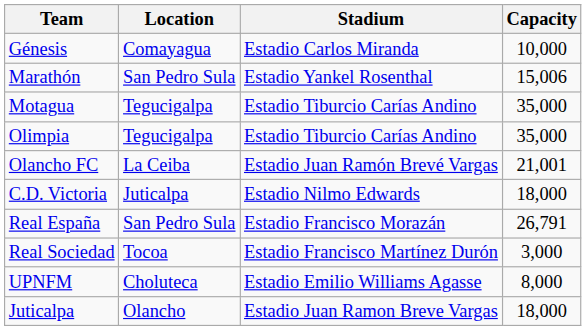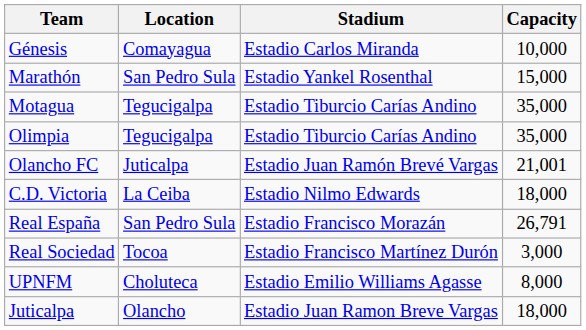(542, 77) 15,006 -> (542, 77) 15,000
(157, 164) La Ceiba -> (156, 164) Juticalpa
(156, 194) Juticalpa -> (157, 194) La Ceiba
